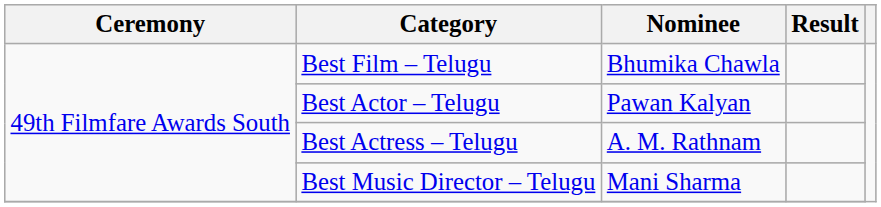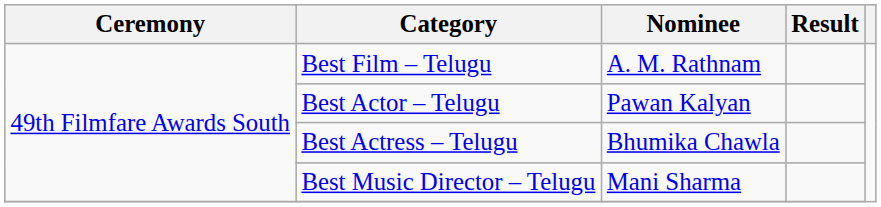(693, 63) Bhumika Chawla -> (684, 63) A. M. Rathnam
(684, 142) A. M. Rathnam -> (693, 142) Bhumika Chawla
